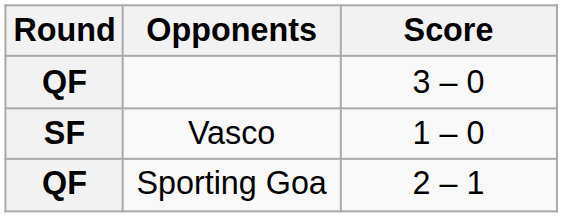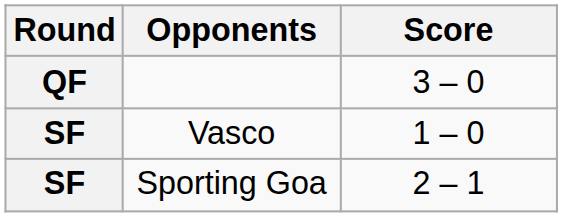(65, 184) QF -> (65, 184) SF
